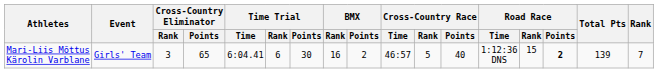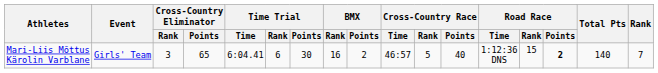(603, 55) 139 -> (603, 55) 140
